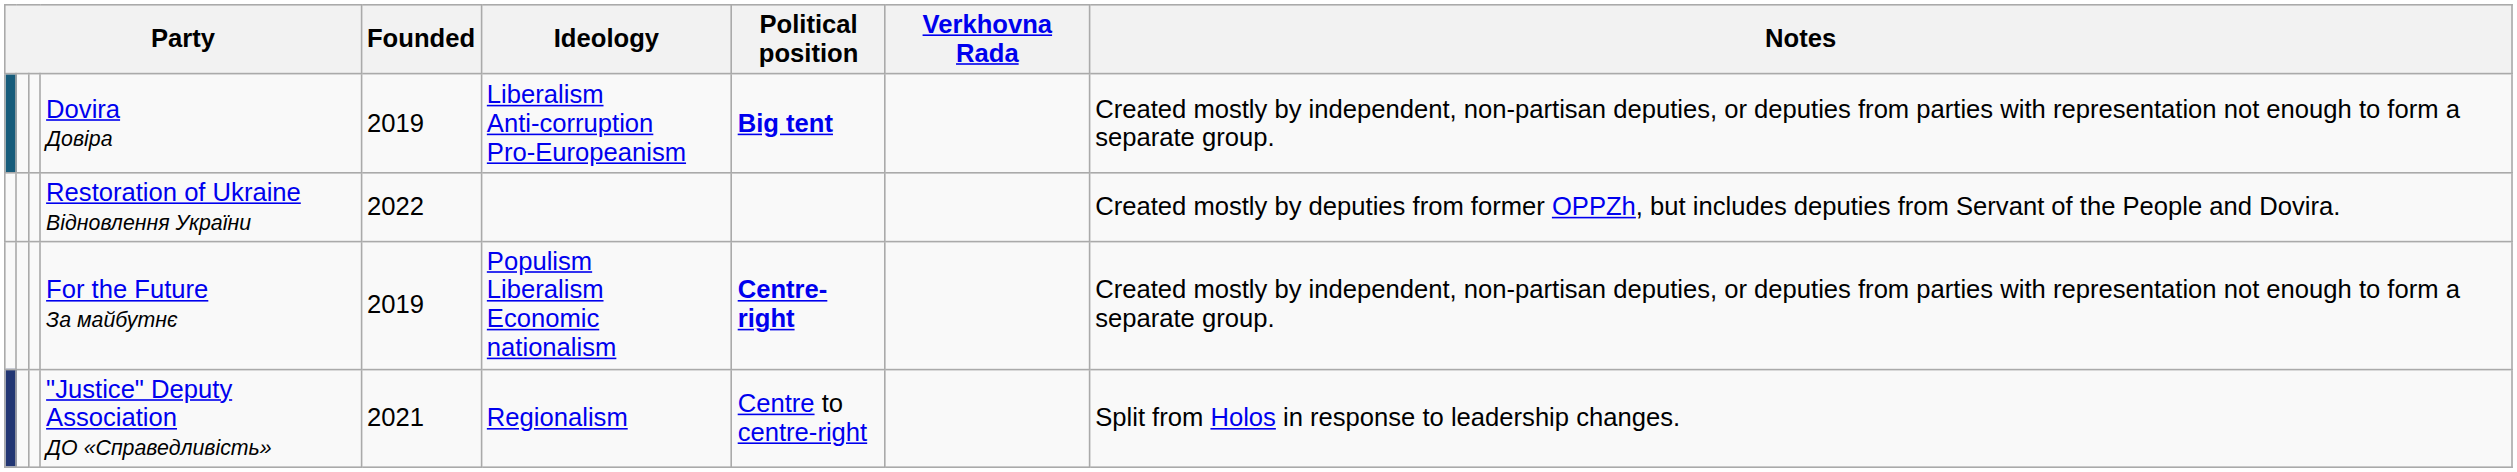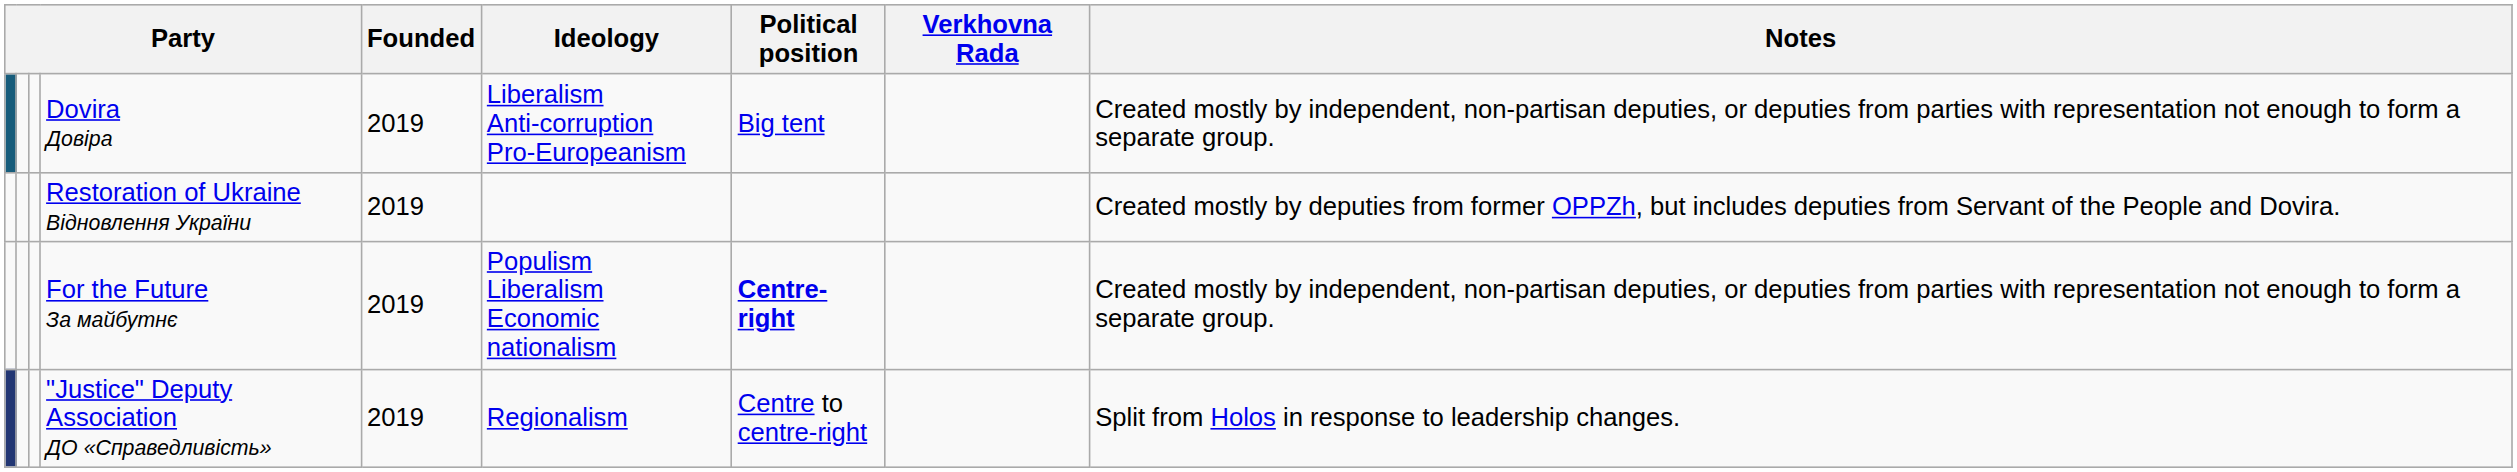(785, 123) bold -> (781, 123) normal
(395, 206) 2022 -> (395, 206) 2019
(395, 417) 2021 -> (395, 417) 2019
